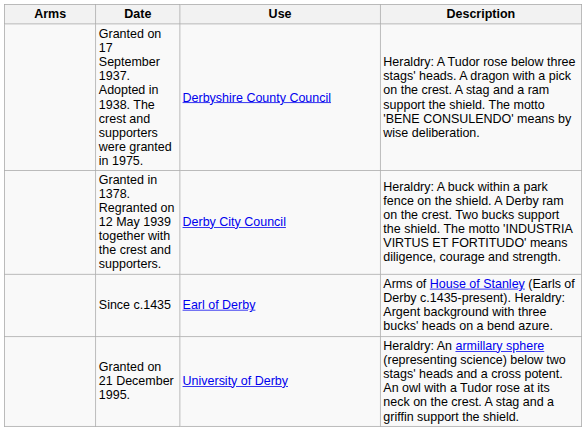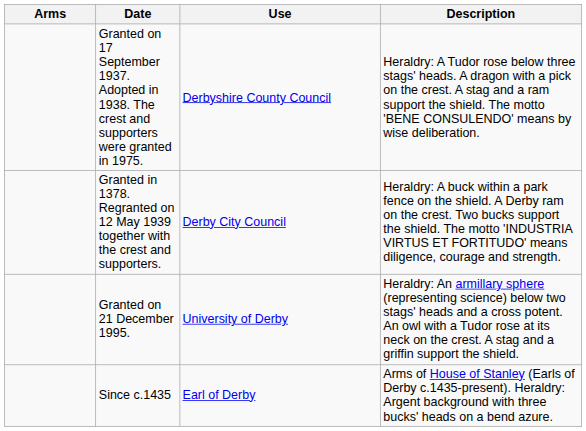rows swapped: (136, 381) <-> (135, 305)
